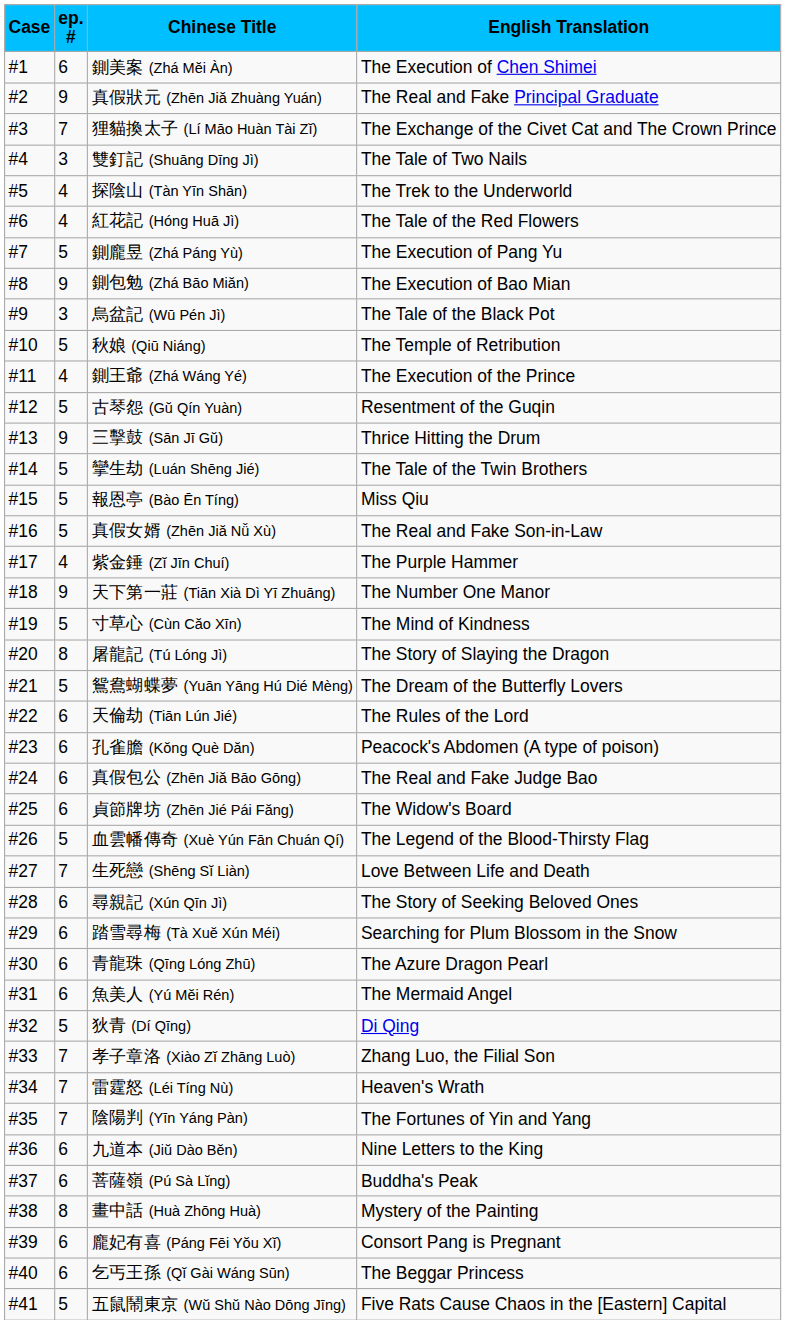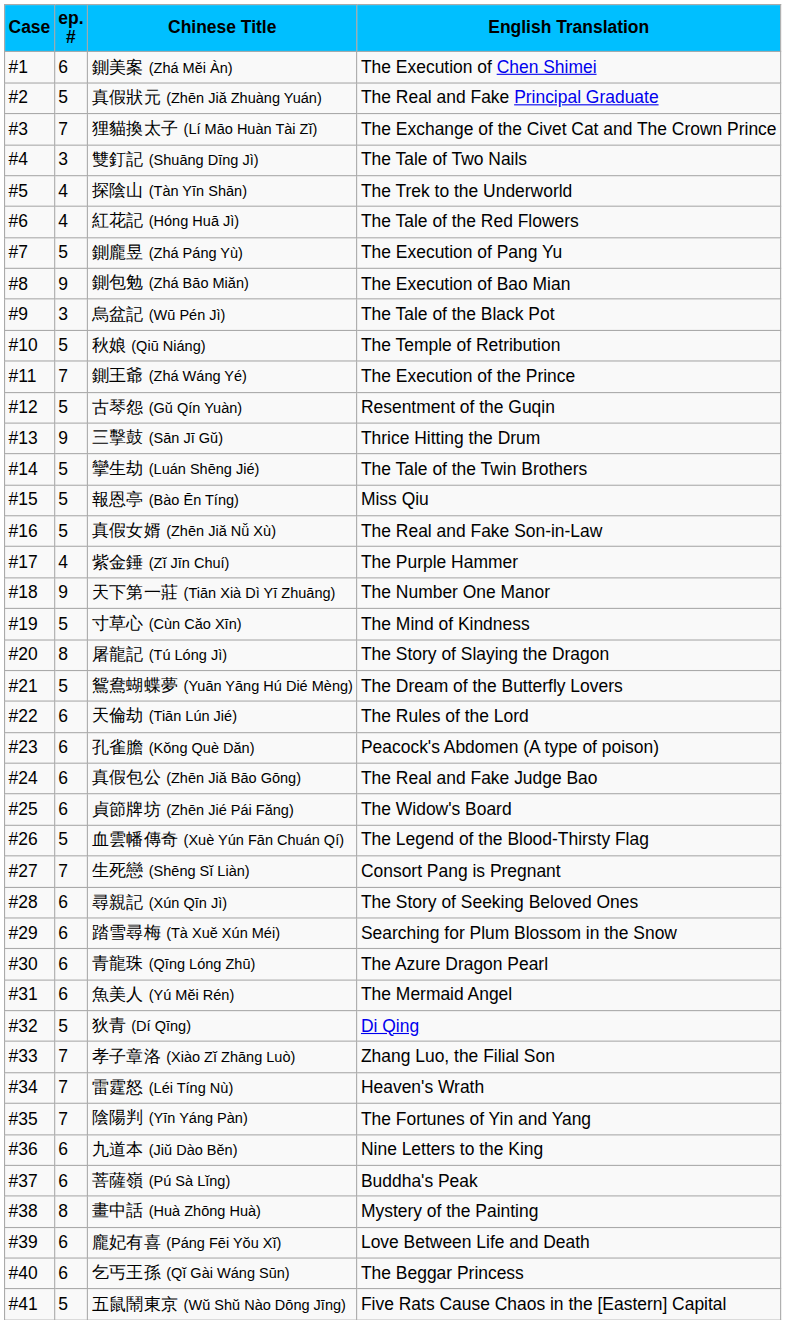(63, 98) 9 -> (63, 98) 5
(63, 376) 4 -> (63, 376) 7
(475, 871) Love Between Life and Death -> (461, 871) Consort Pang is Pregnant
(461, 1242) Consort Pang is Pregnant -> (475, 1242) Love Between Life and Death
